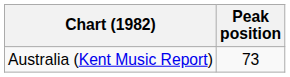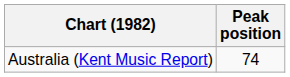(251, 59) 73 -> (251, 59) 74
